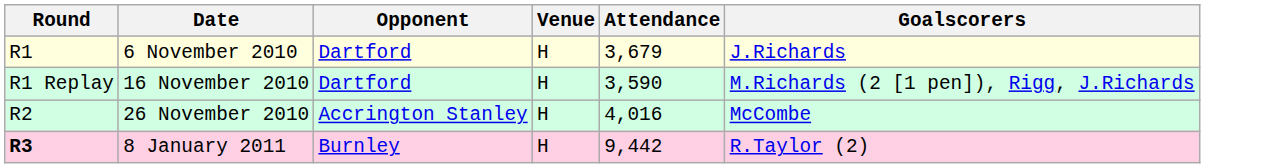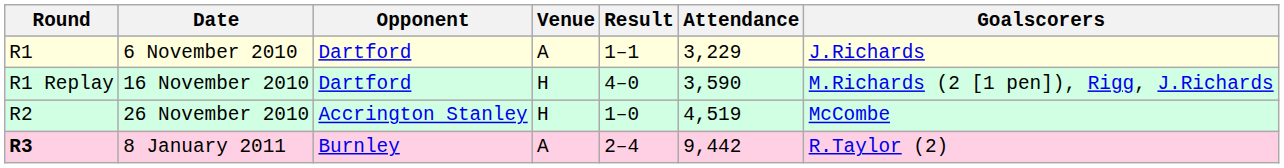+ column: (639, 21)
(543, 52) H -> (543, 52) A
(633, 52) 3,679 -> (712, 52) 3,229
(633, 115) 4,016 -> (712, 115) 4,519
(543, 147) H -> (543, 147) A
